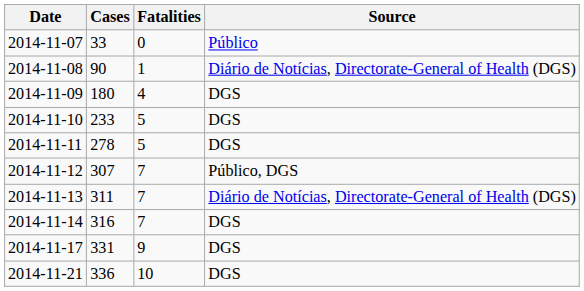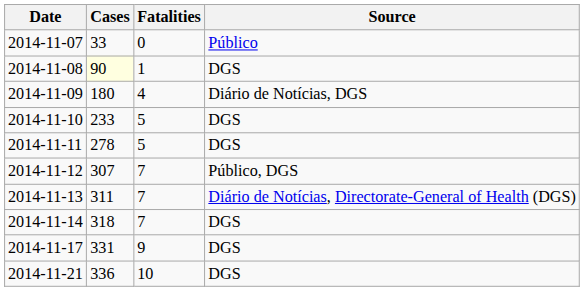(98, 68) no background -> (98, 68) lightyellow background
(392, 68) Diário de Notícias, Directorate-General of Health (DGS) -> (225, 68) DGS
(225, 94) DGS -> (288, 94) Diário de Notícias, DGS
(102, 222) 316 -> (102, 222) 318
